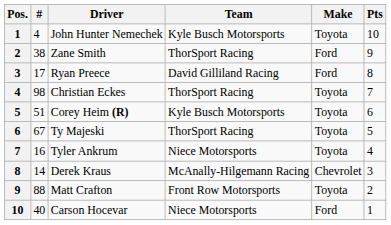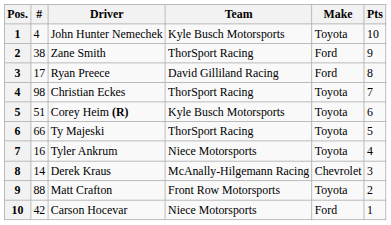(39, 131) 67 -> (39, 131) 66
(39, 209) 40 -> (39, 209) 42
